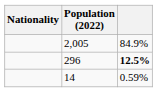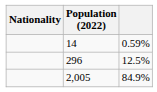rows swapped: (76, 43) <-> (70, 78)
(135, 60) bold -> (136, 60) normal
